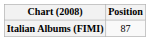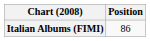(126, 28) 87 -> (126, 28) 86
